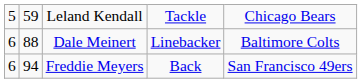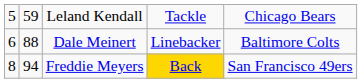(12, 66) 6 -> (12, 66) 8
(186, 66) no background -> (186, 66) gold background
